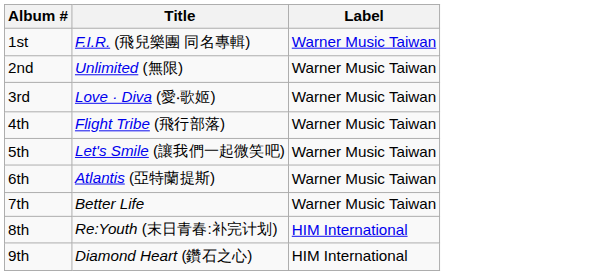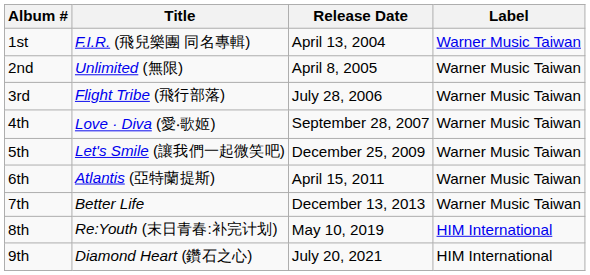+ column: (361, 16)
(145, 97) Love · Diva (愛‧歌姬) -> (150, 95) Flight Tribe (飛行部落)
(150, 124) Flight Tribe (飛行部落) -> (145, 124) Love · Diva (愛‧歌姬)
